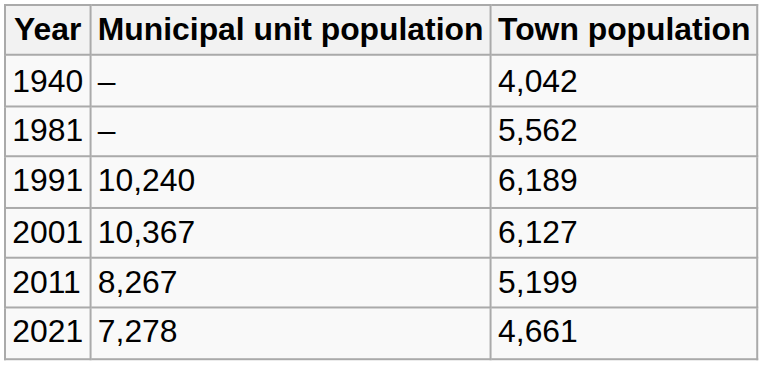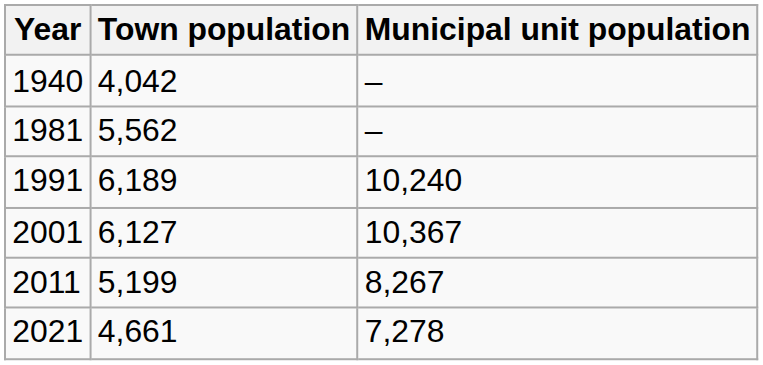columns swapped: (624, 29) <-> (291, 29)
